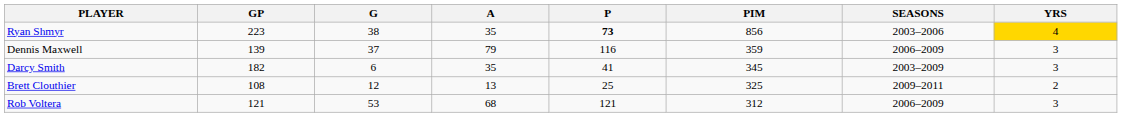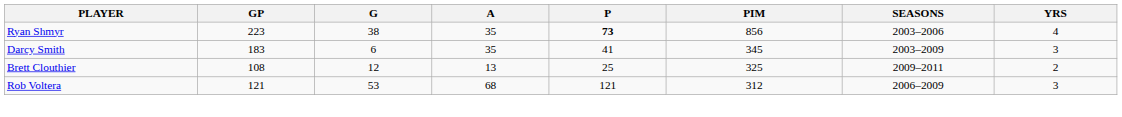(1055, 31) gold background -> (1055, 31) no background
- row: (45, 49)
(256, 67) 182 -> (256, 49) 183
